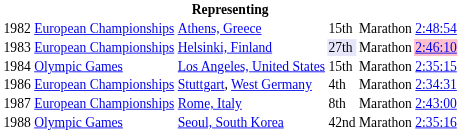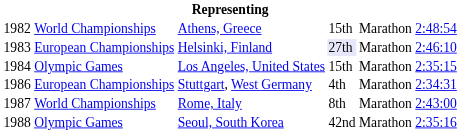(104, 28) European Championships -> (95, 28) World Championships
(436, 47) pink background -> (436, 47) no background
(104, 103) European Championships -> (95, 103) World Championships
